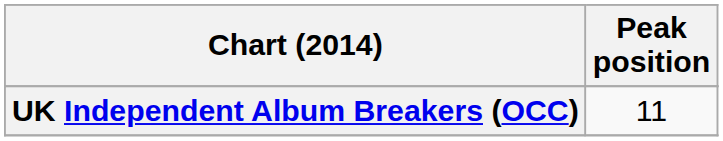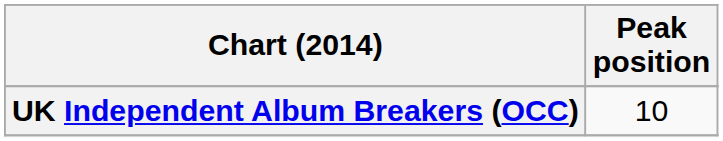(651, 110) 11 -> (651, 110) 10
